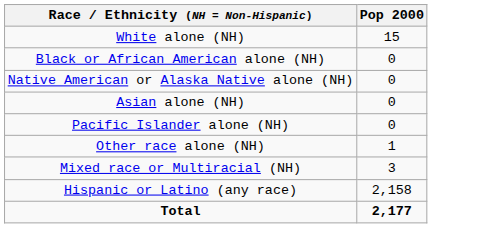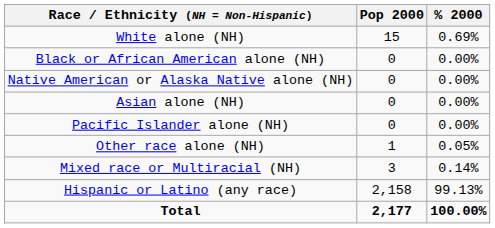+ column: (458, 15)
